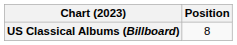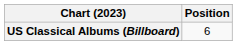(207, 31) 8 -> (207, 31) 6
